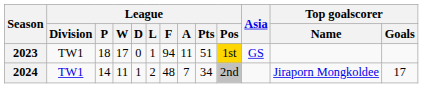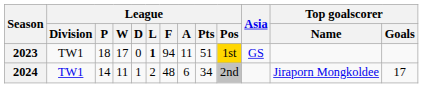(153, 53) normal -> (153, 53) bold
(186, 72) 7 -> (186, 72) 6
